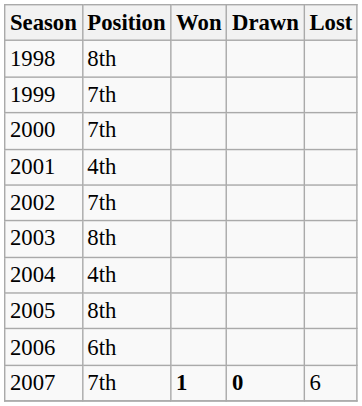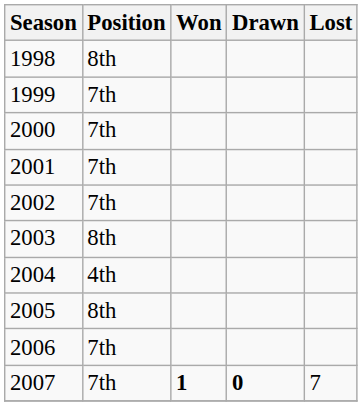(102, 166) 4th -> (102, 166) 7th
(102, 346) 6th -> (102, 346) 7th
(315, 382) 6 -> (315, 382) 7
